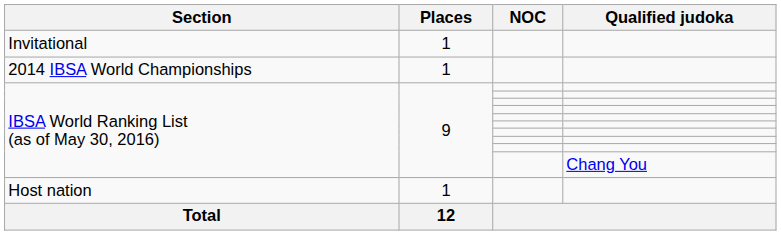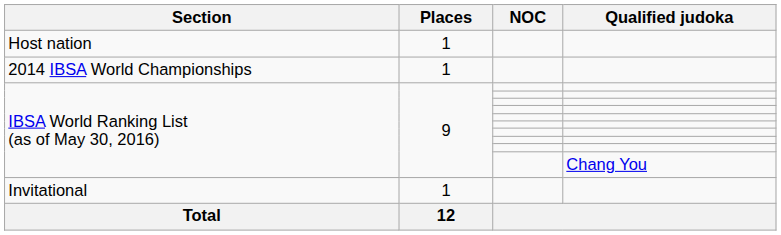rows swapped: (50, 190) <-> (48, 43)
